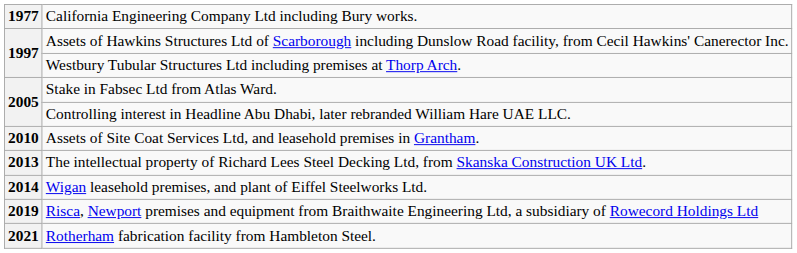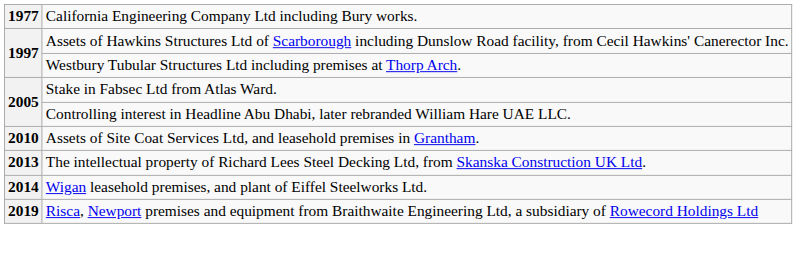- row: (211, 235)
